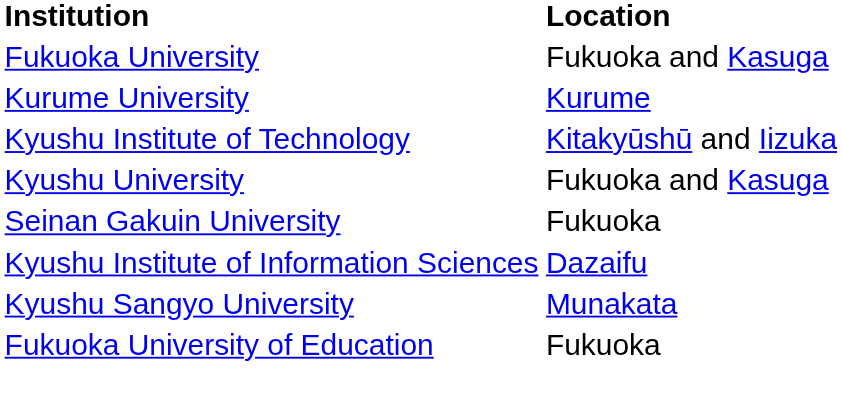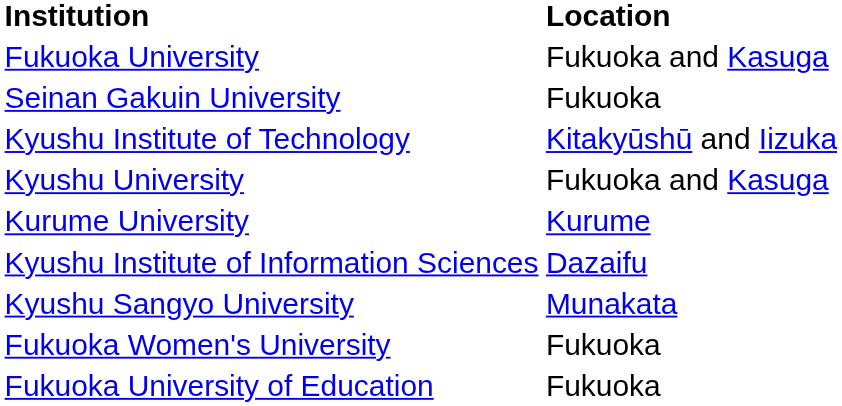rows swapped: (127, 98) <-> (173, 221)
+ row: (198, 345)
